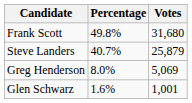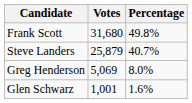columns swapped: (168, 13) <-> (118, 13)
